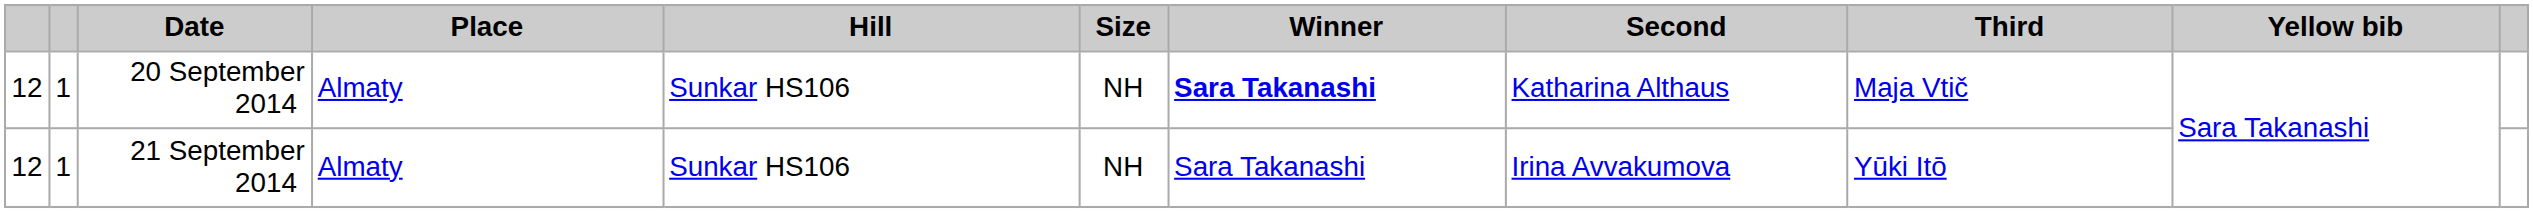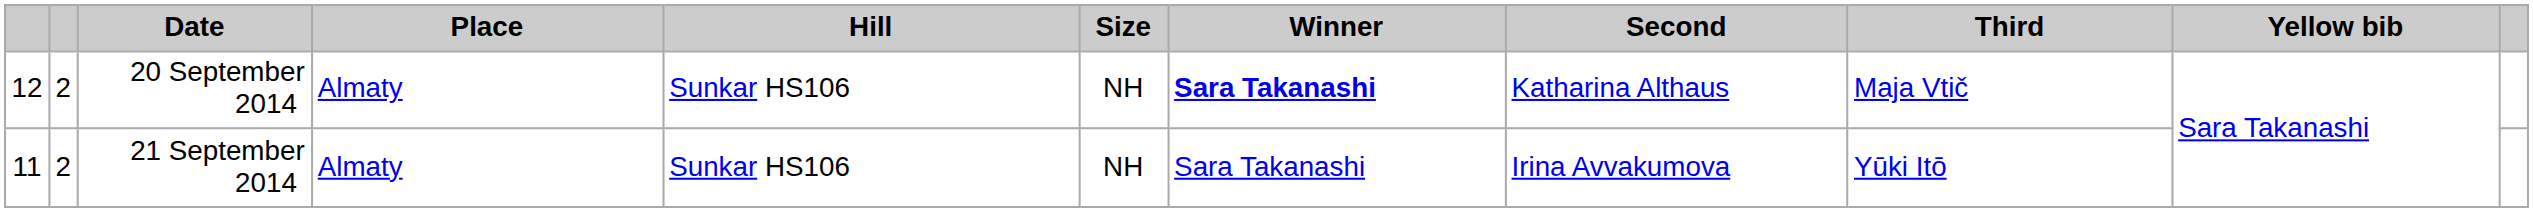(63, 88) 1 -> (63, 88) 2
(27, 166) 12 -> (27, 166) 11
(63, 166) 1 -> (63, 166) 2
